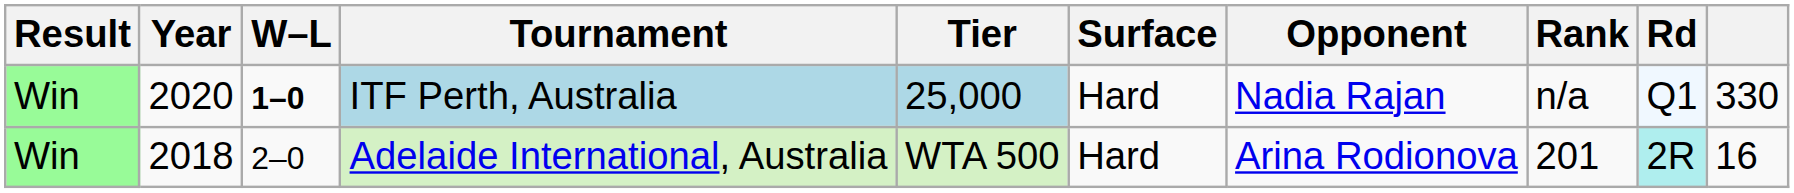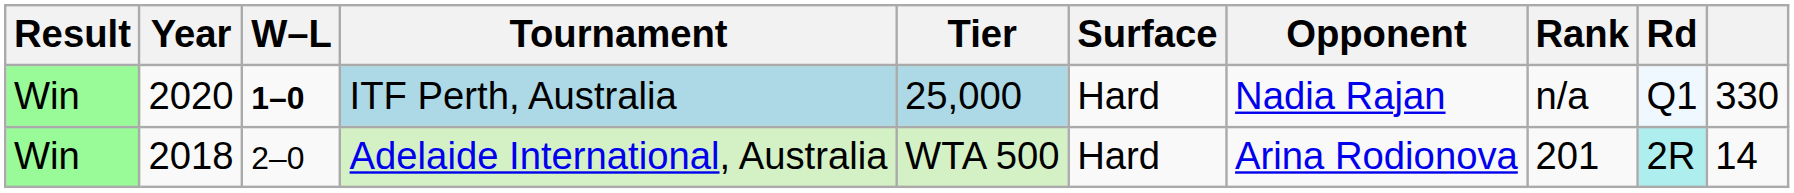(1736, 156) 16 -> (1736, 156) 14
